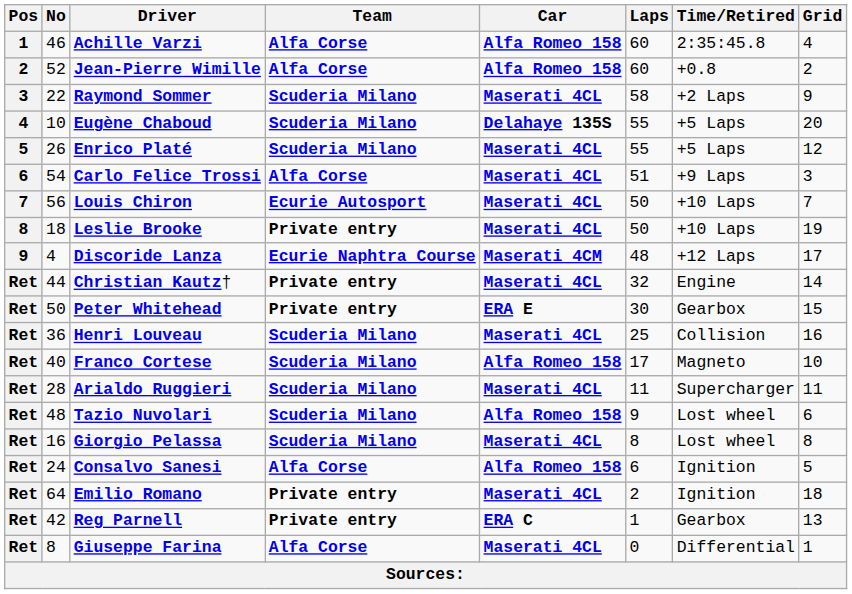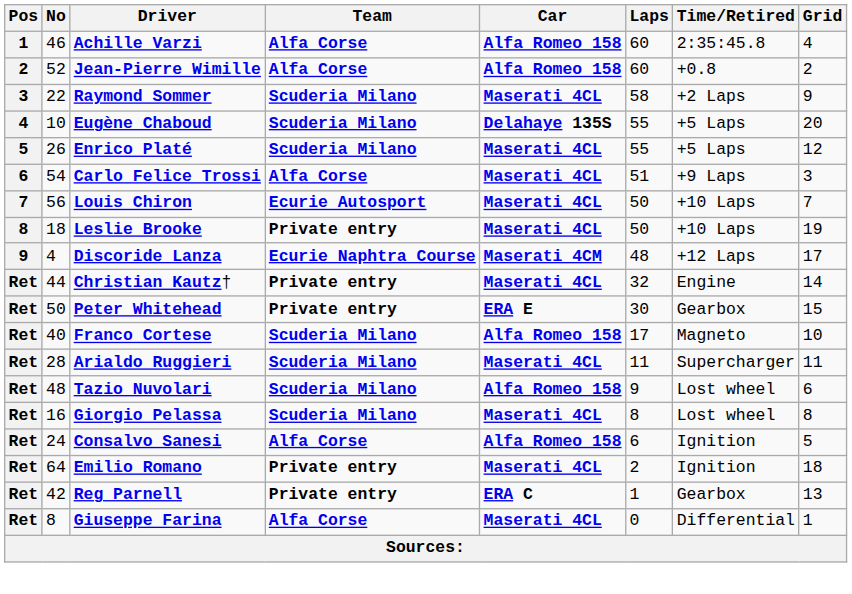- row: (138, 336)
